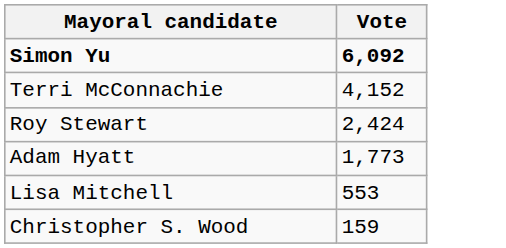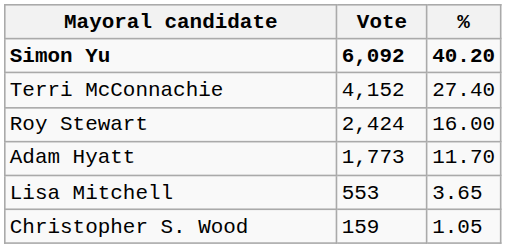+ column: (464, 22)
